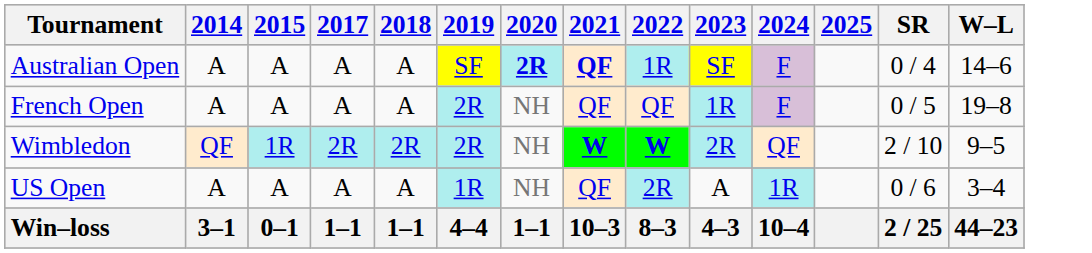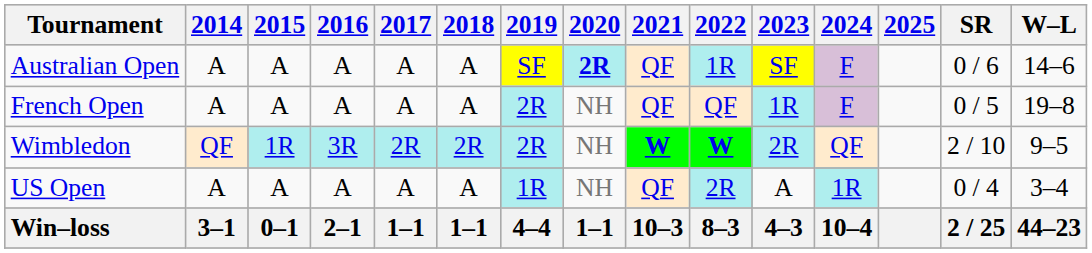+ column: (343, 24)
(595, 65) bold -> (658, 65) normal
(913, 65) 0 / 4 -> (976, 65) 0 / 6
(913, 187) 0 / 6 -> (976, 187) 0 / 4
